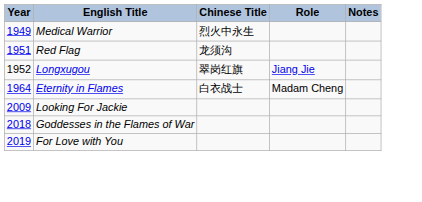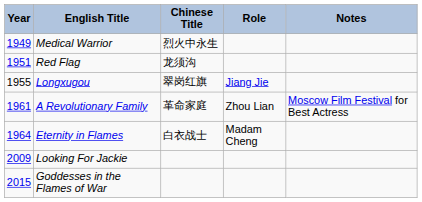(19, 69) 1952 -> (19, 82) 1955
+ row: (92, 106)
(19, 124) 2018 -> (19, 182) 2015
- row: (80, 142)
